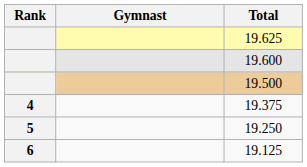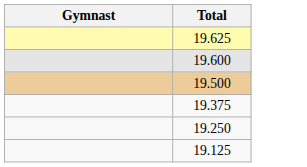- column: (30, 15)
